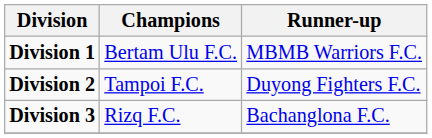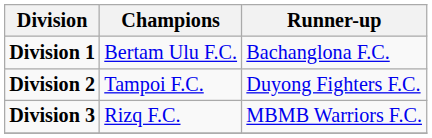(334, 52) MBMB Warriors F.C. -> (318, 52) Bachanglona F.C.
(318, 116) Bachanglona F.C. -> (334, 116) MBMB Warriors F.C.
